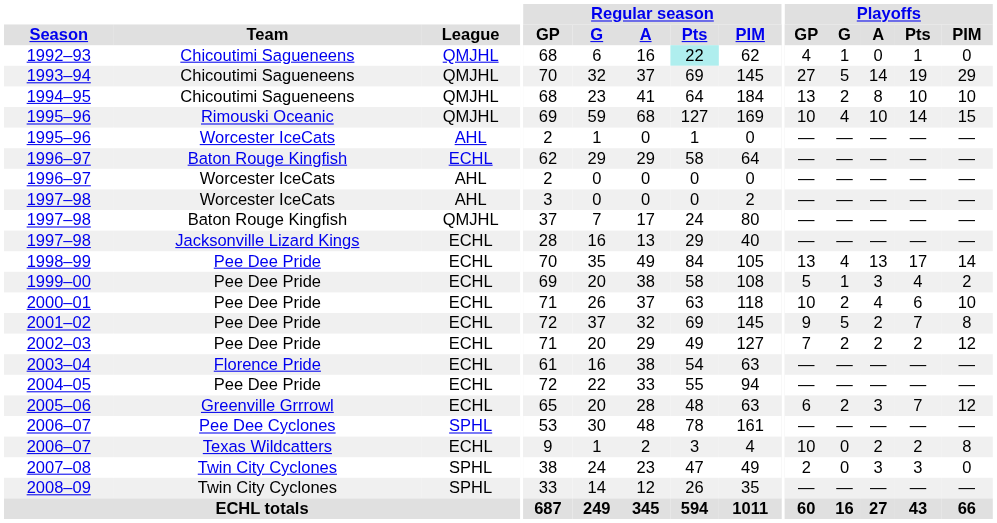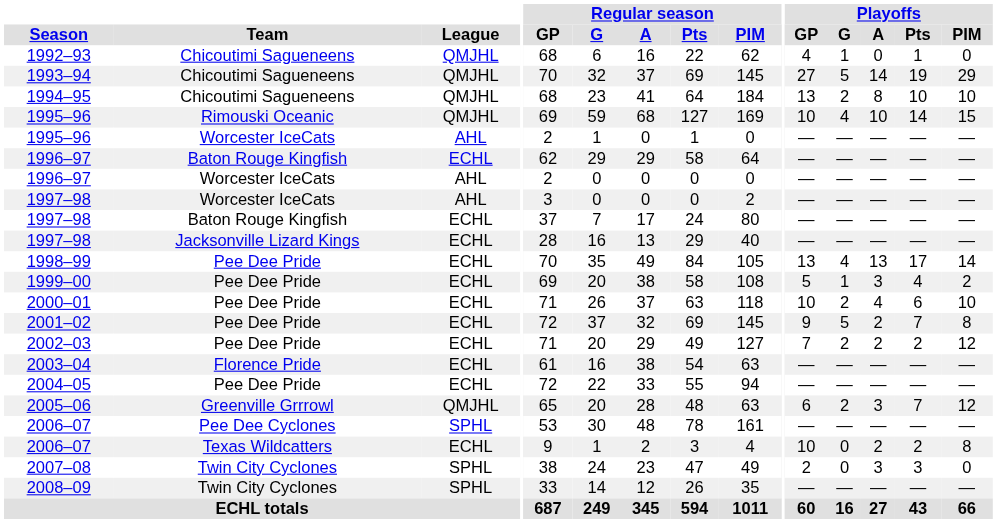(695, 55) paleturquoise background -> (695, 55) no background
(471, 220) QMJHL -> (471, 220) ECHL
(471, 405) ECHL -> (471, 405) QMJHL
